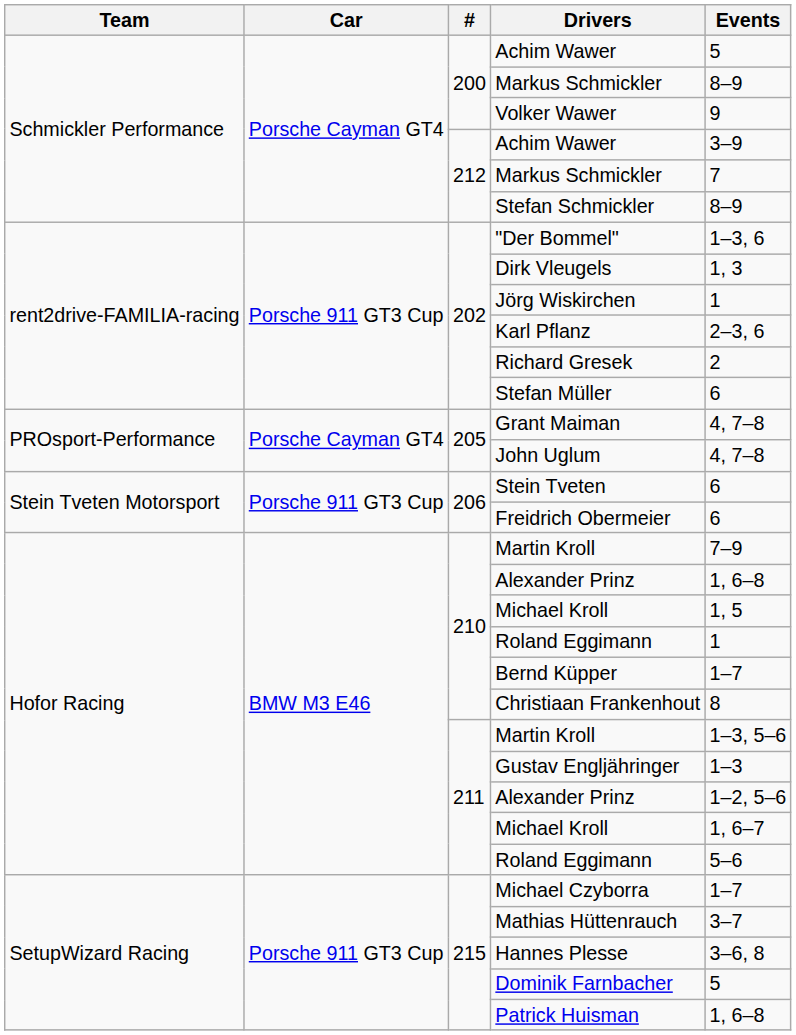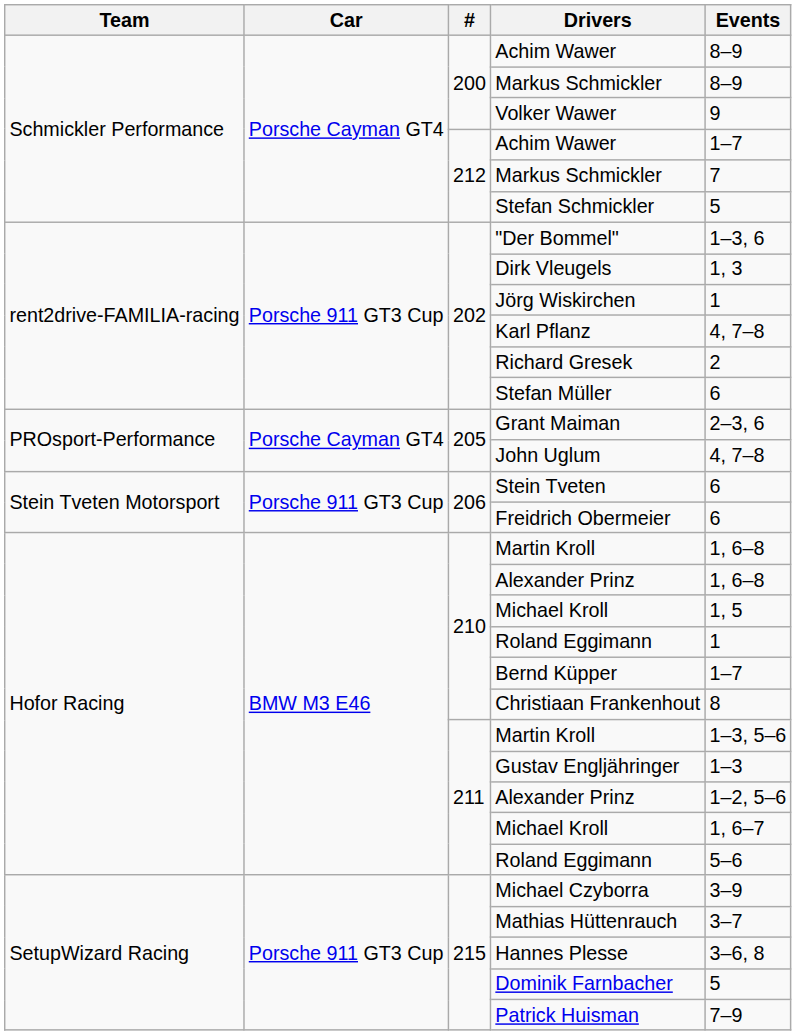(715, 51) 5 -> (726, 51) 8–9
(726, 144) 3–9 -> (726, 144) 1–7
(726, 206) 8–9 -> (715, 206) 5
(737, 331) 2–3, 6 -> (737, 331) 4, 7–8
(737, 424) 4, 7–8 -> (737, 424) 2–3, 6
(726, 548) 7–9 -> (737, 548) 1, 6–8
(726, 890) 1–7 -> (726, 890) 3–9
(737, 1015) 1, 6–8 -> (726, 1015) 7–9
